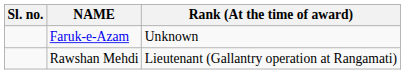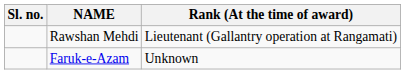rows swapped: (89, 36) <-> (94, 58)
